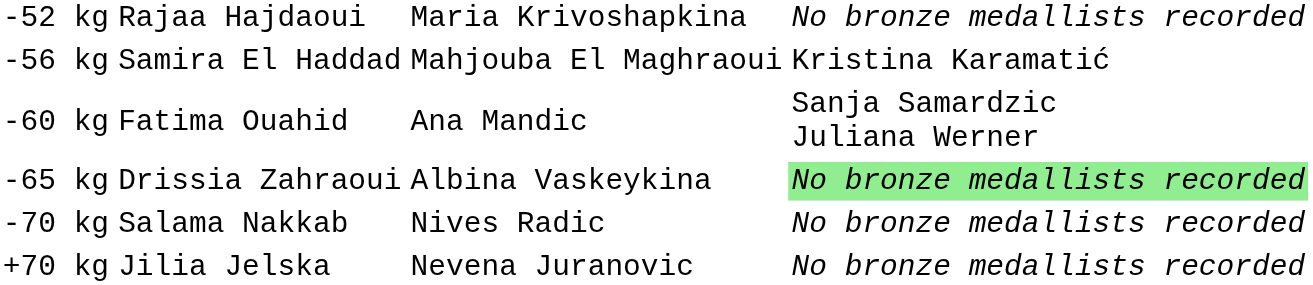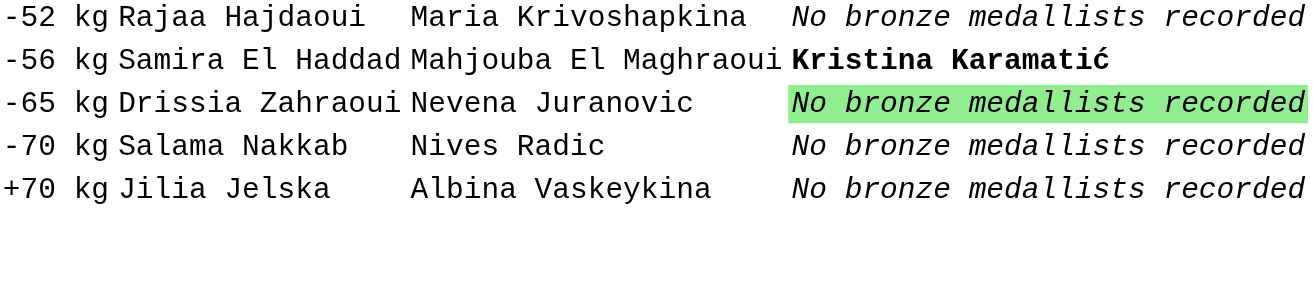(951, 61) normal -> (951, 61) bold
- row: (56, 121)
(561, 181) Albina Vaskeykina -> (552, 104) Nevena Juranovic
(552, 268) Nevena Juranovic -> (561, 190) Albina Vaskeykina
